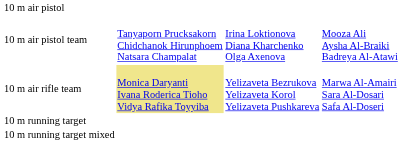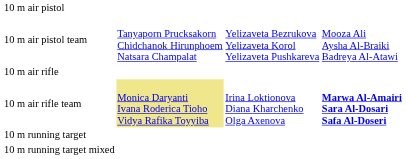(264, 45) Irina Loktionova Diana Kharchenko Olga Axenova -> (272, 45) Yelizaveta Bezrukova Yelizaveta Korol Yelizaveta Pushkareva
+ row: (31, 71)
(272, 95) Yelizaveta Bezrukova Yelizaveta Korol Yelizaveta Pushkareva -> (264, 109) Irina Loktionova Diana Kharchenko Olga Axenova
(359, 95) normal -> (362, 109) bold
